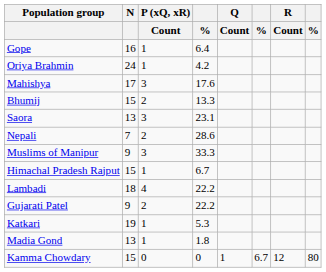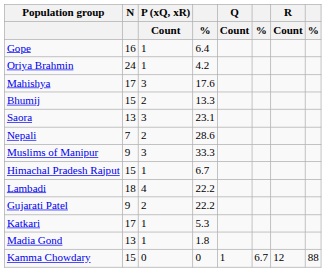(130, 223) 19 -> (130, 223) 17
(313, 258) 80 -> (313, 258) 88
